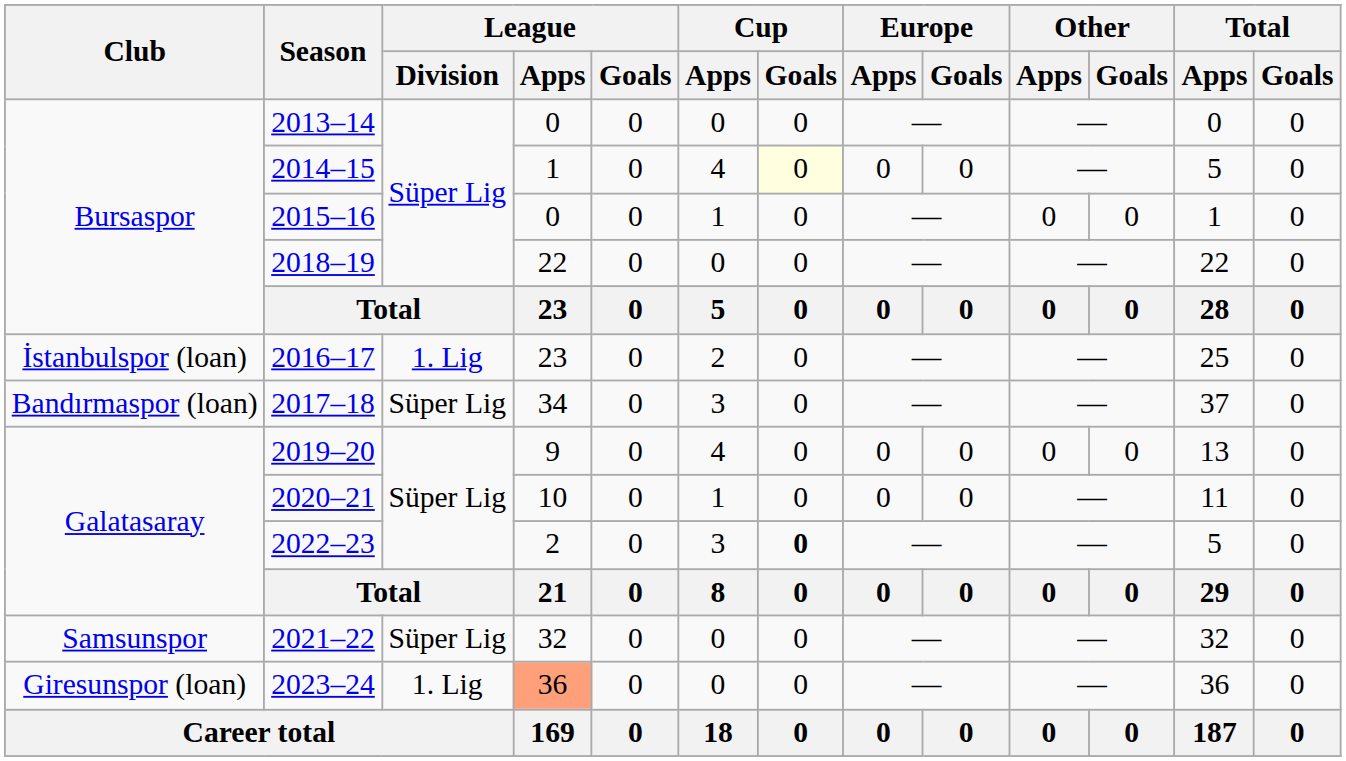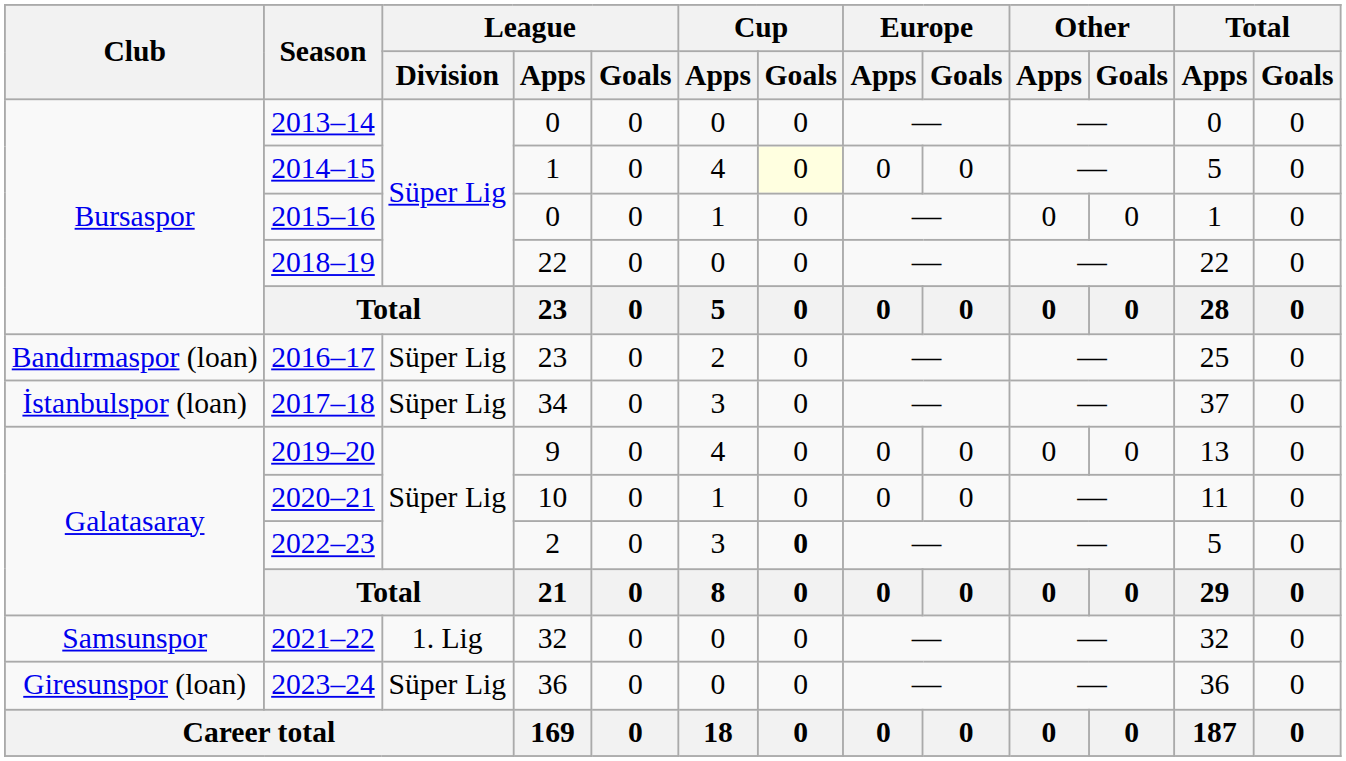(135, 356) İstanbulspor (loan) -> (135, 356) Bandırmaspor (loan)
(447, 356) 1. Lig -> (447, 356) Süper Lig
(135, 403) Bandırmaspor (loan) -> (135, 403) İstanbulspor (loan)
(447, 638) Süper Lig -> (447, 638) 1. Lig
(447, 685) 1. Lig -> (447, 685) Süper Lig
(553, 685) lightsalmon background -> (553, 685) no background
